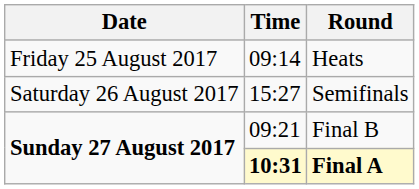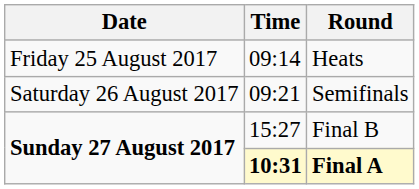(275, 93) 15:27 -> (275, 93) 09:21
(275, 129) 09:21 -> (275, 129) 15:27
